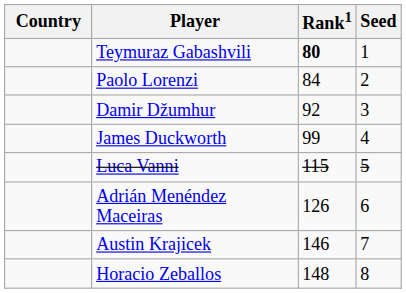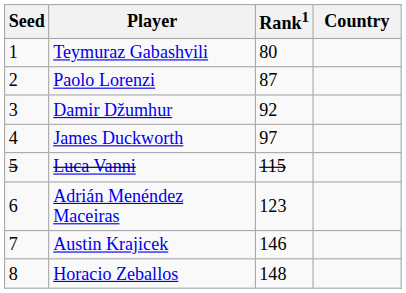columns swapped: (48, 21) <-> (378, 21)
(311, 52) bold -> (268, 52) normal
(311, 81) 84 -> (268, 81) 87
(311, 138) 99 -> (268, 138) 97
(316, 205) 126 -> (273, 205) 123
